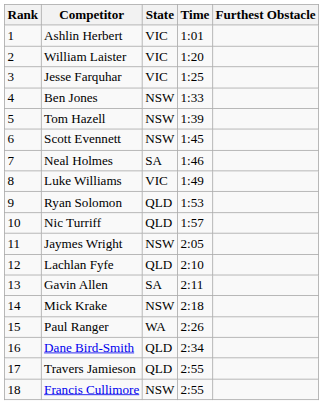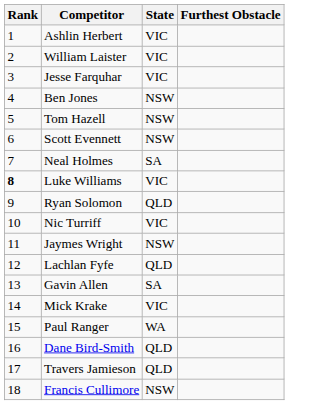- column: (195, 14)
(11, 181) normal -> (11, 181) bold
(159, 222) QLD -> (157, 222) VIC
(160, 306) NSW -> (157, 306) VIC
